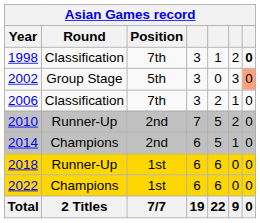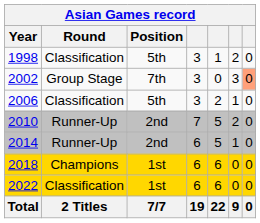(157, 57) 7th -> (157, 57) 5th
(249, 57) bold -> (249, 57) normal
(157, 79) 5th -> (157, 79) 7th
(157, 100) 7th -> (157, 100) 5th
(84, 143) Champions -> (84, 143) Runner-Up
(84, 164) Runner-Up -> (84, 164) Champions
(84, 185) Champions -> (84, 185) Classification
